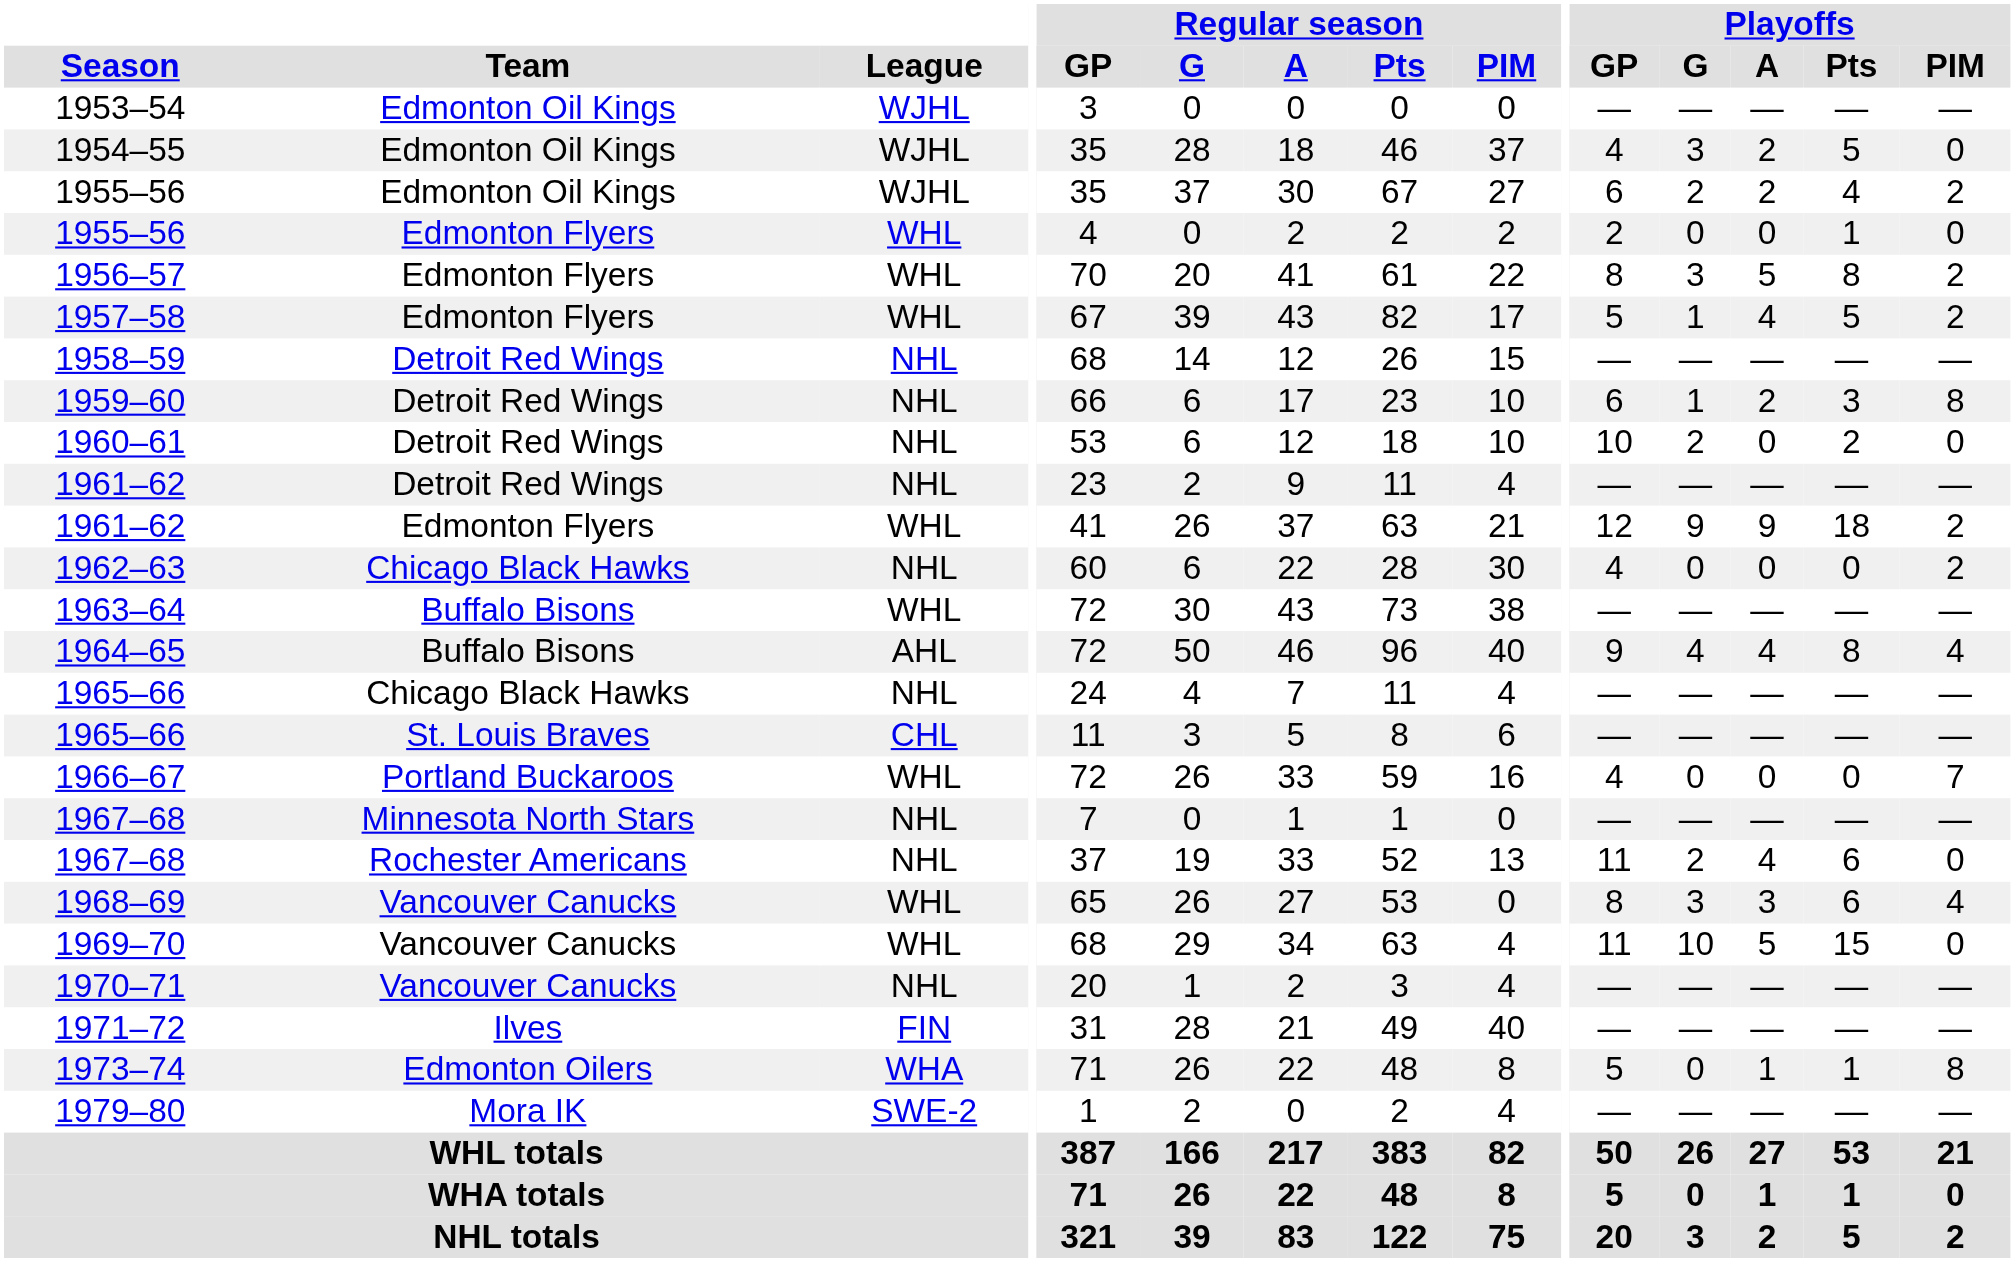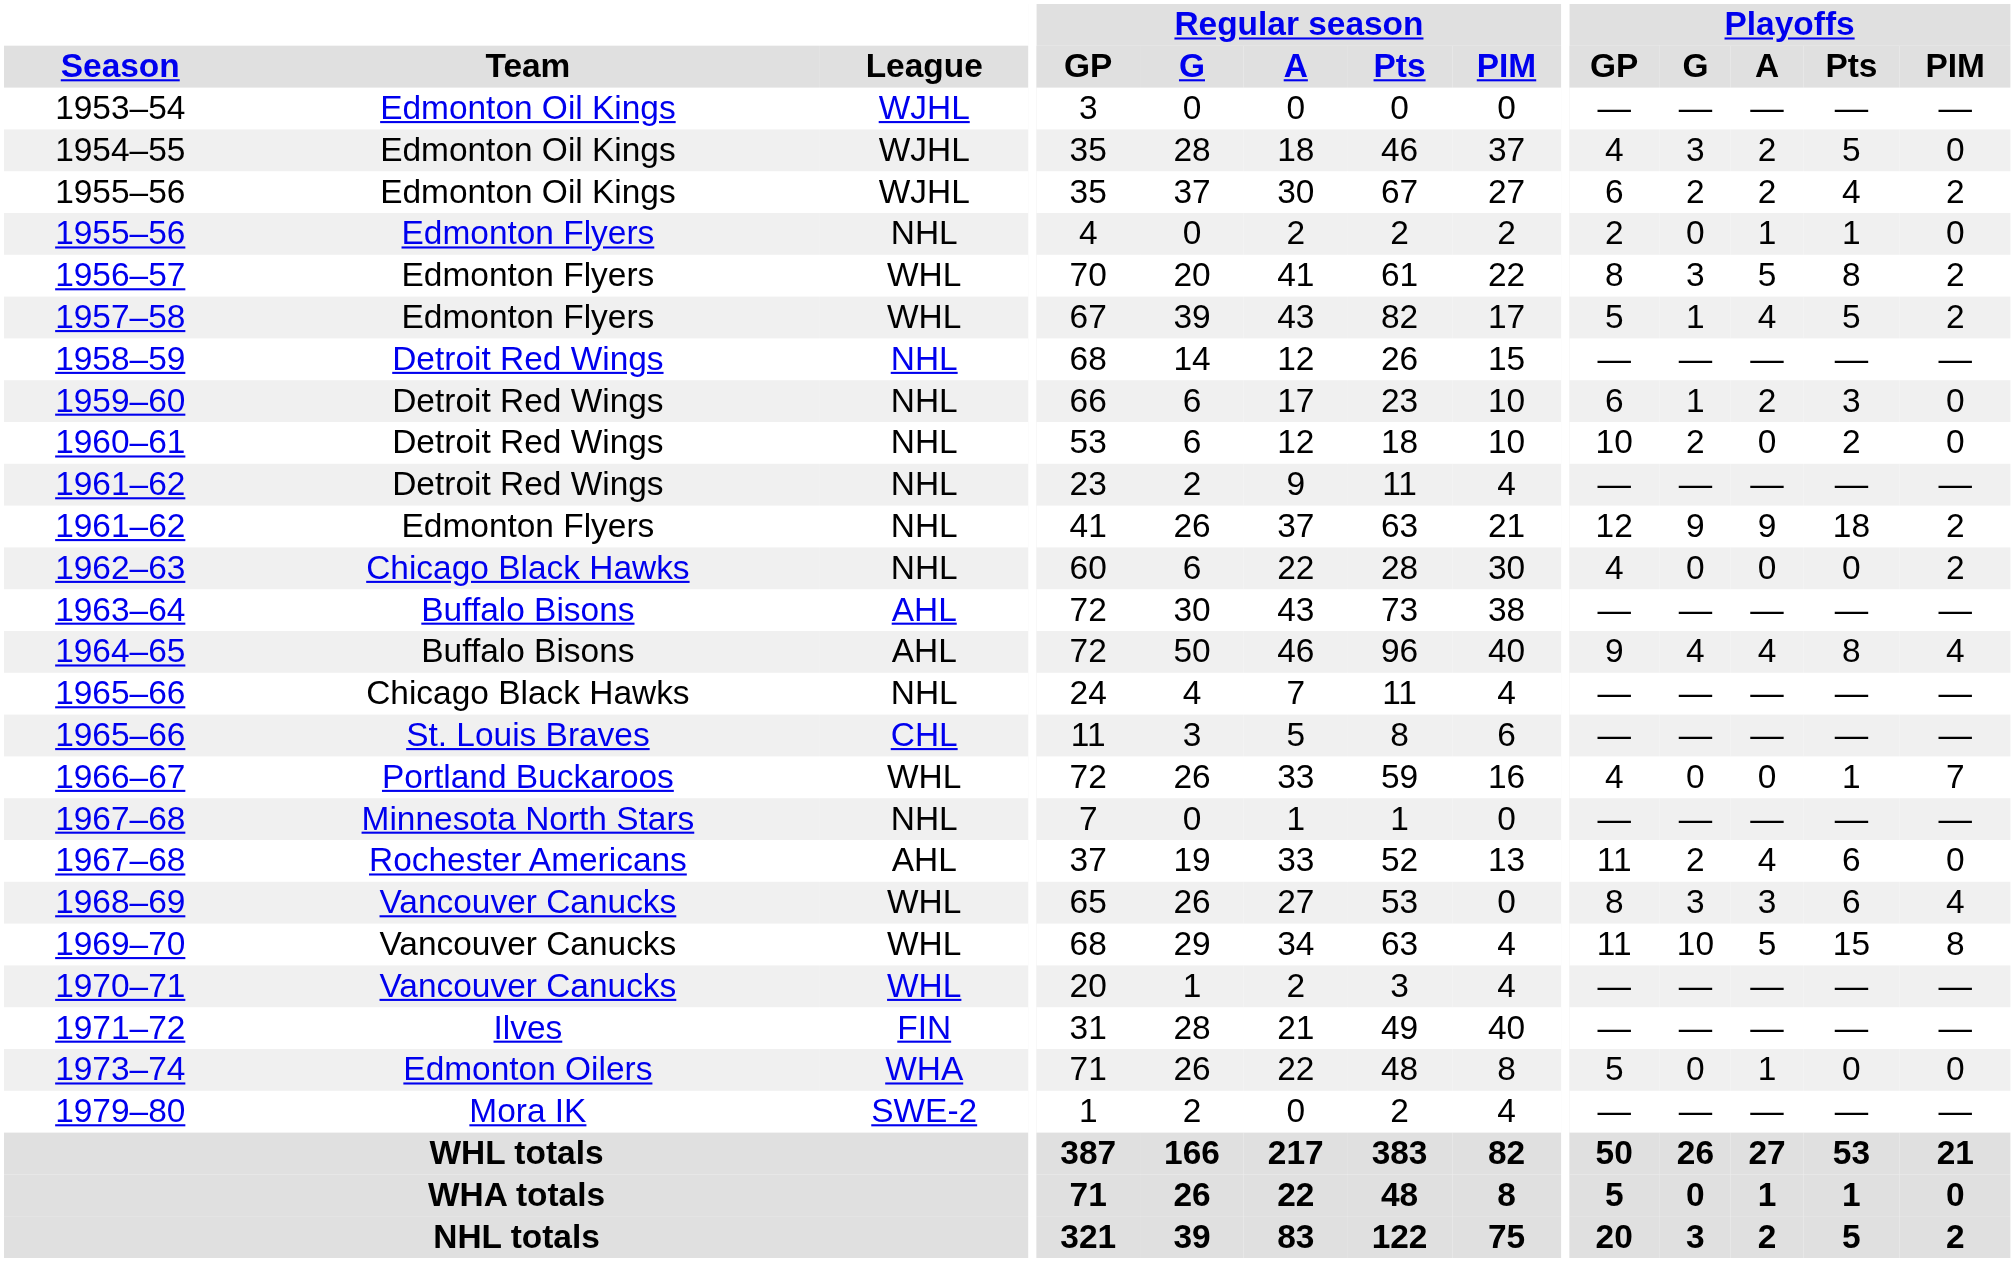(924, 233) WHL -> (924, 233) NHL
(1767, 233) 0 -> (1767, 233) 1
(1955, 400) 8 -> (1955, 400) 0
(924, 525) WHL -> (924, 525) NHL
(924, 609) WHL -> (924, 609) AHL
(1851, 776) 0 -> (1851, 776) 1
(924, 860) NHL -> (924, 860) AHL
(1955, 943) 0 -> (1955, 943) 8
(924, 985) NHL -> (924, 985) WHL
(1851, 1069) 1 -> (1851, 1069) 0
(1955, 1069) 8 -> (1955, 1069) 0
